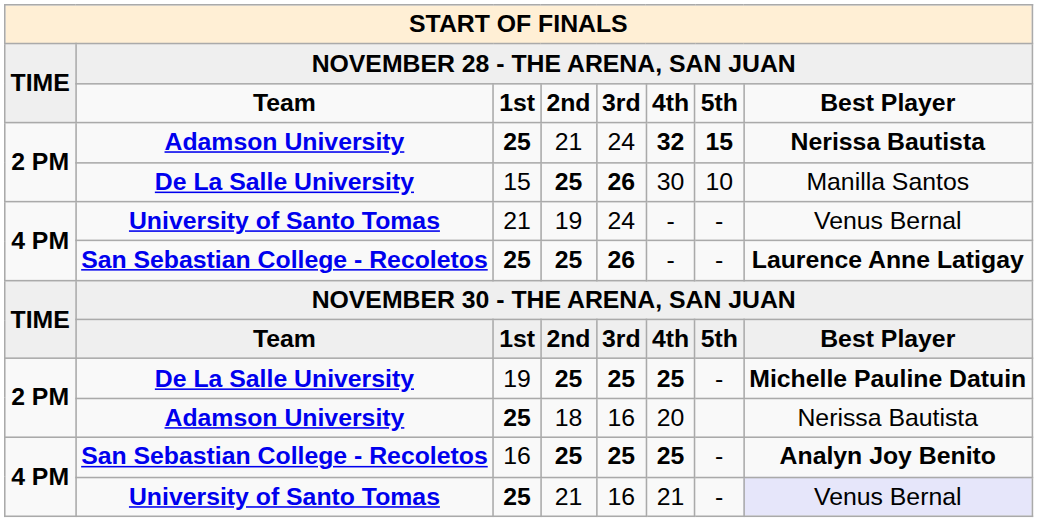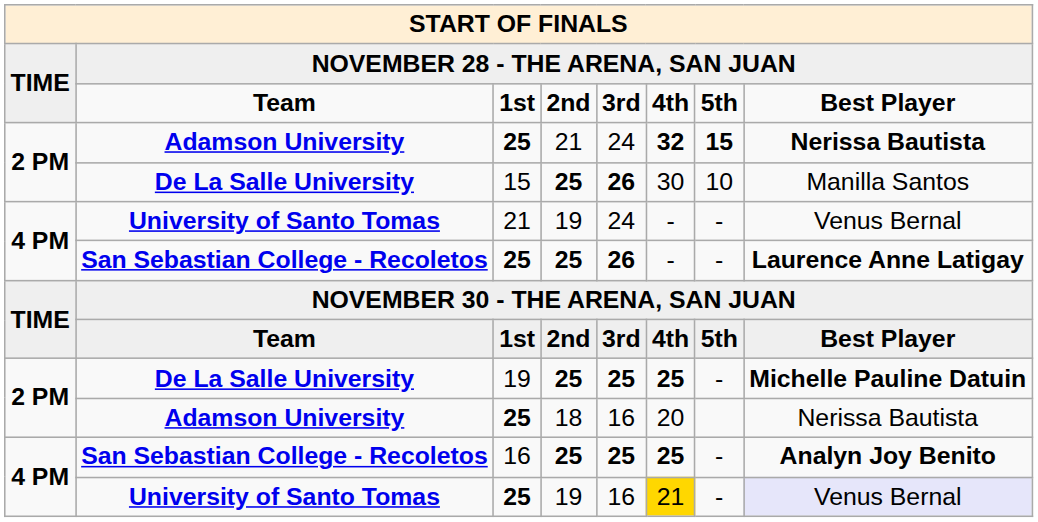(568, 496) 21 -> (568, 496) 19
(671, 496) no background -> (671, 496) gold background
